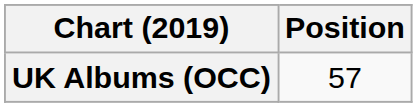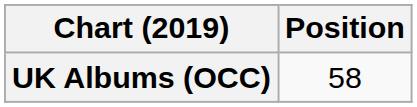(345, 76) 57 -> (345, 76) 58
